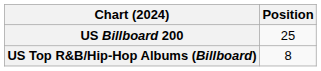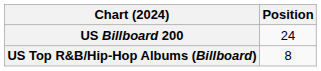(288, 35) 25 -> (288, 35) 24
